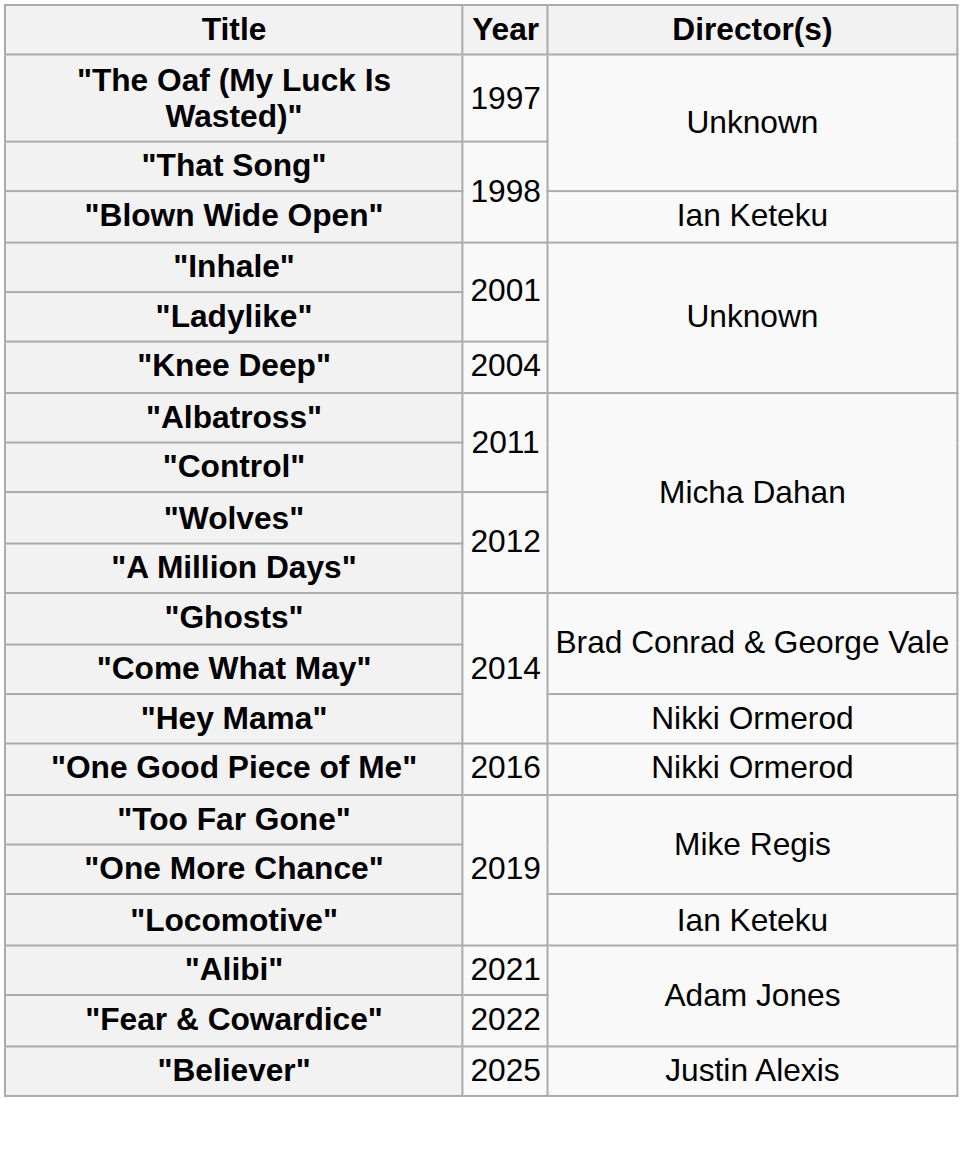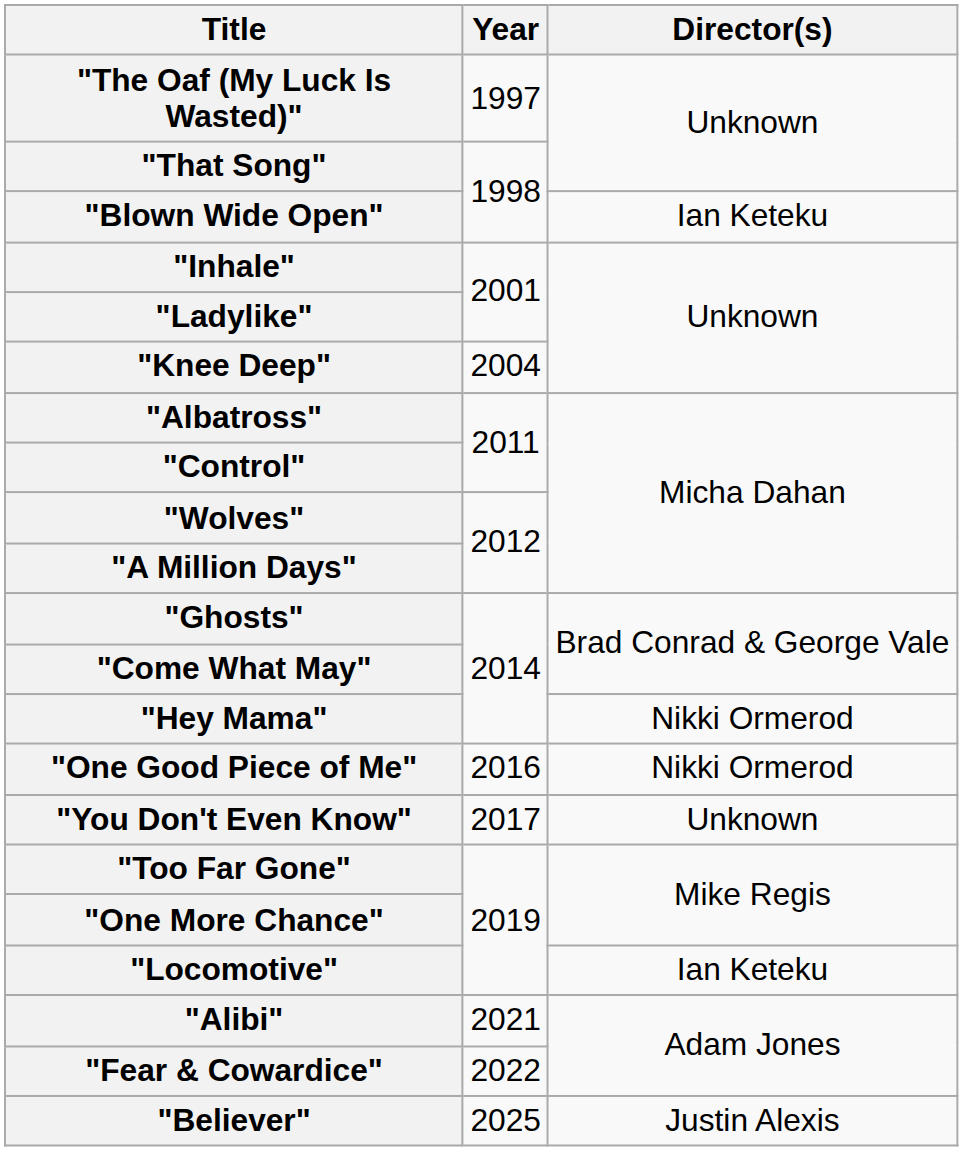+ row: (234, 818)
